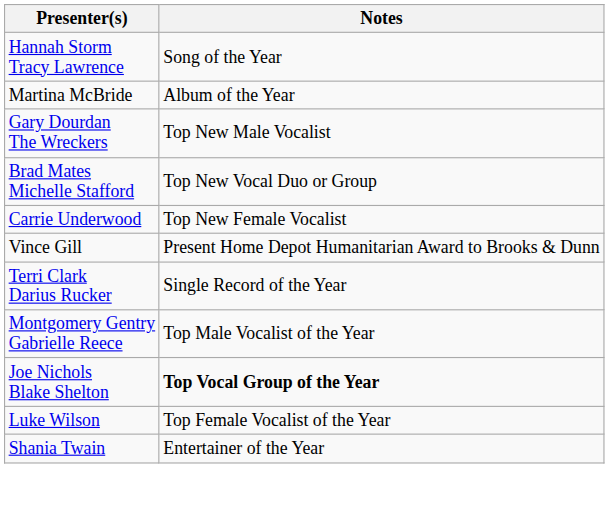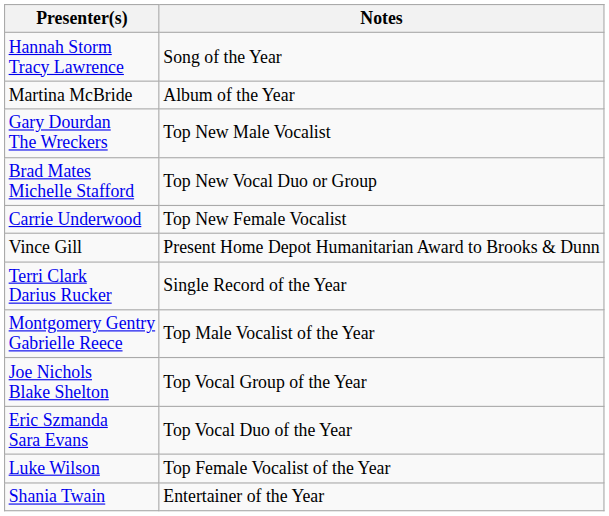(271, 381) bold -> (265, 381) normal
+ row: (58, 430)
